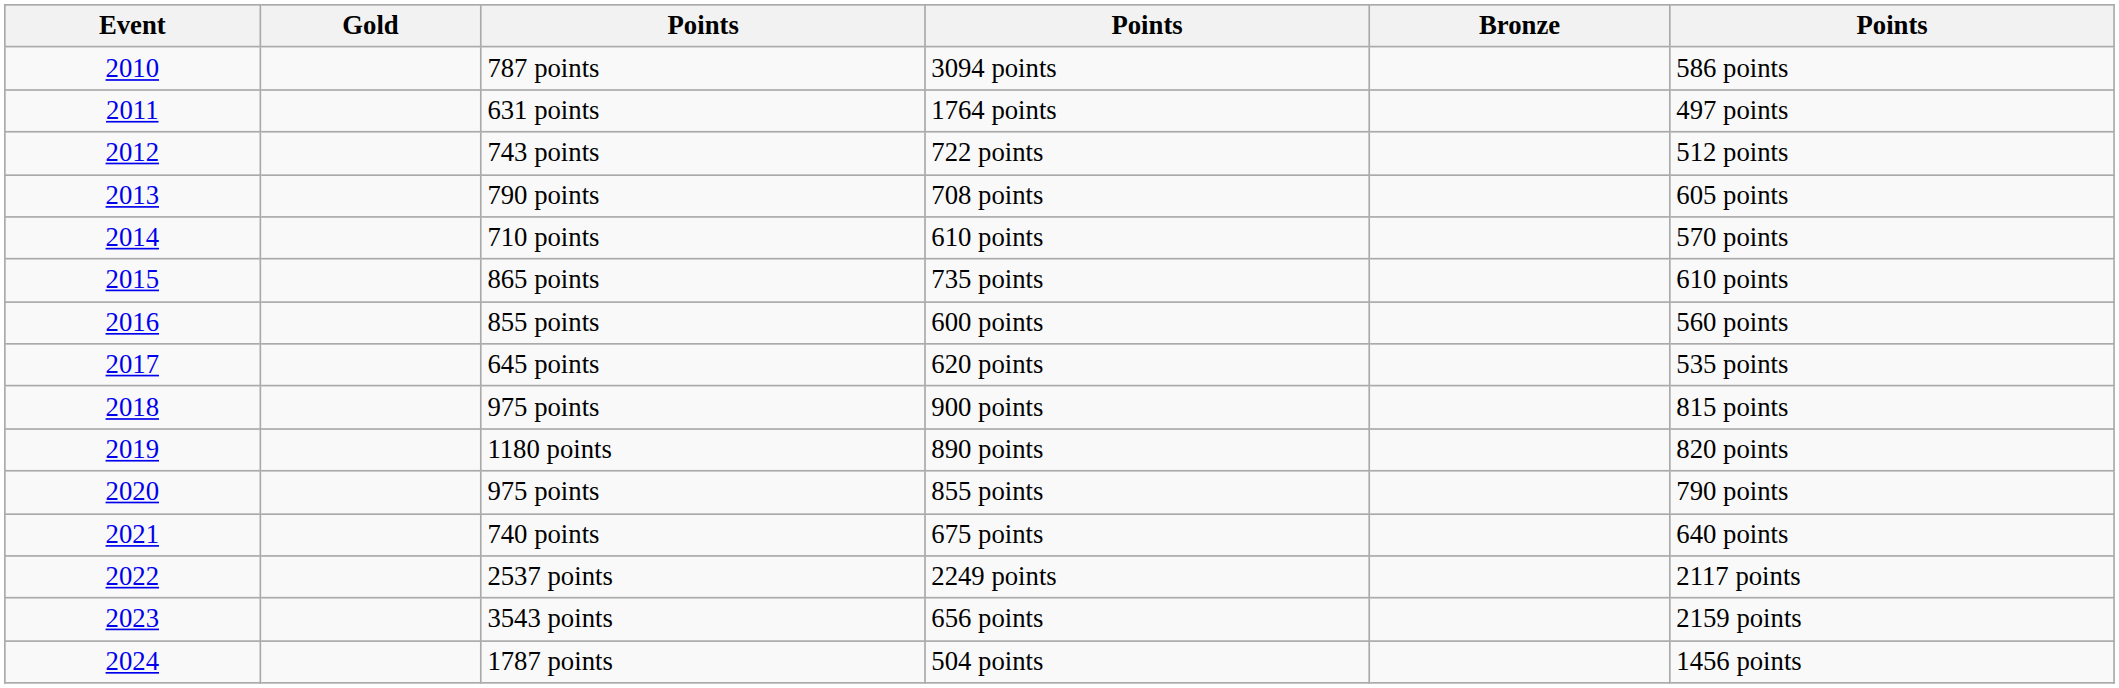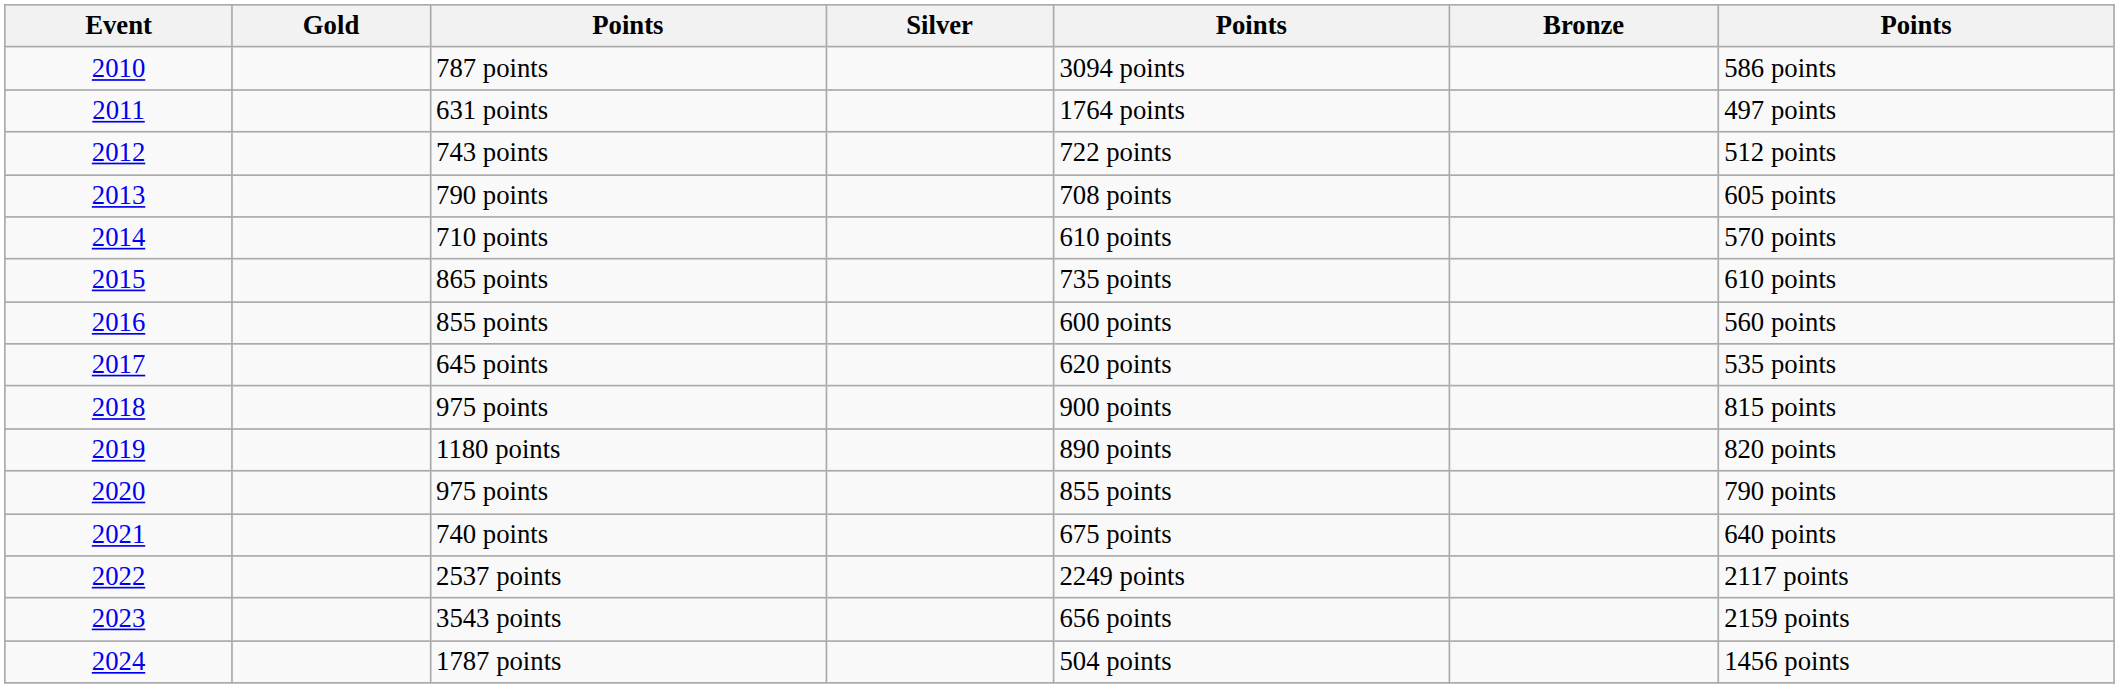+ column: (940, 25)
